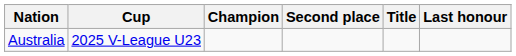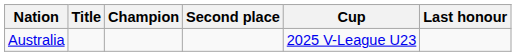columns swapped: (136, 16) <-> (401, 16)
